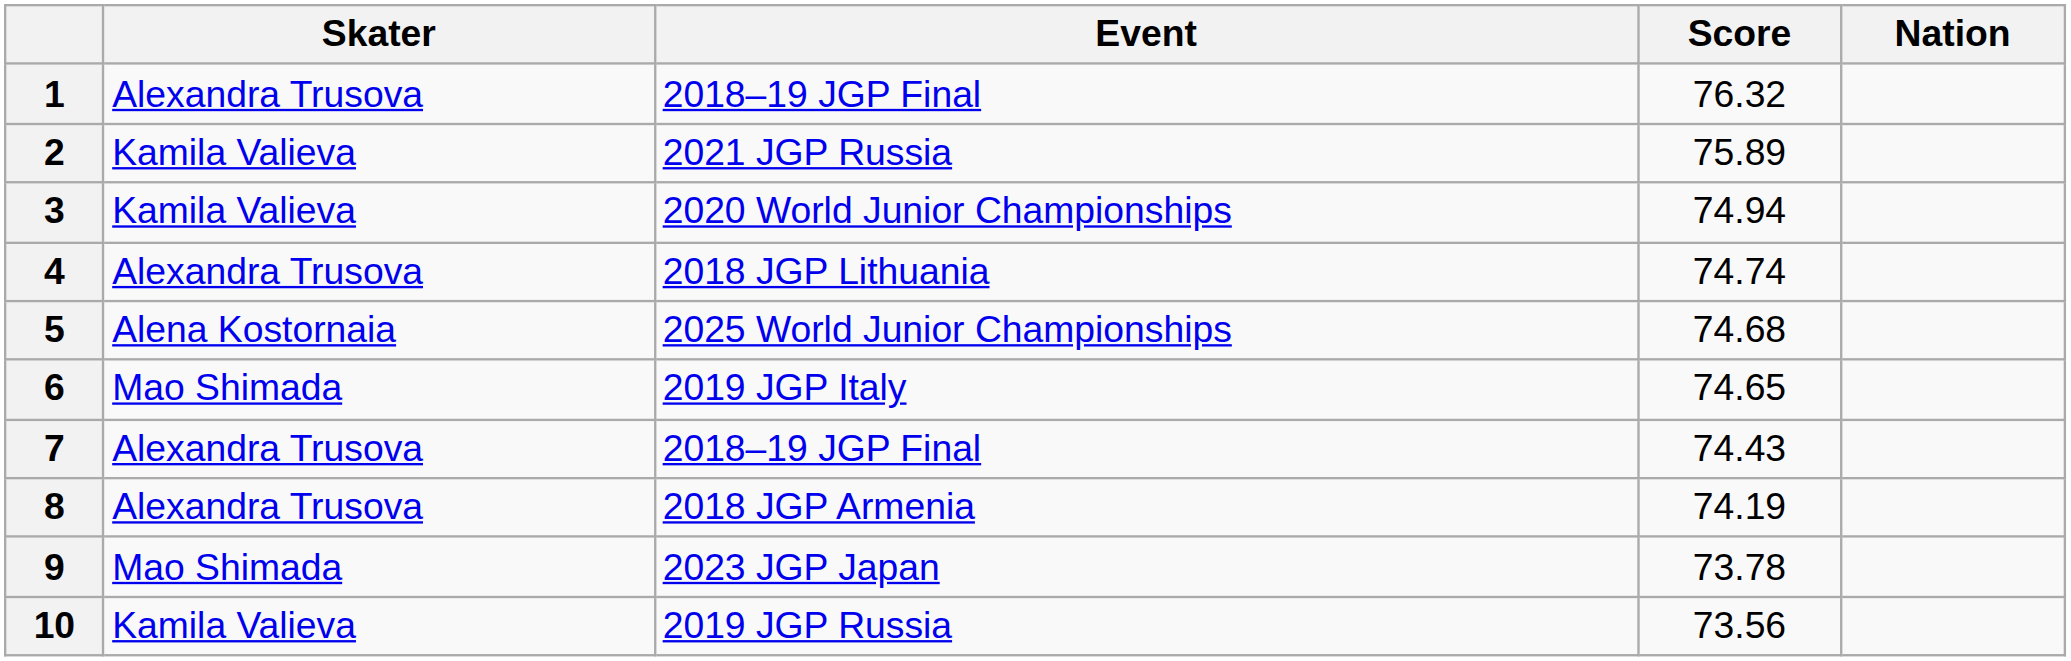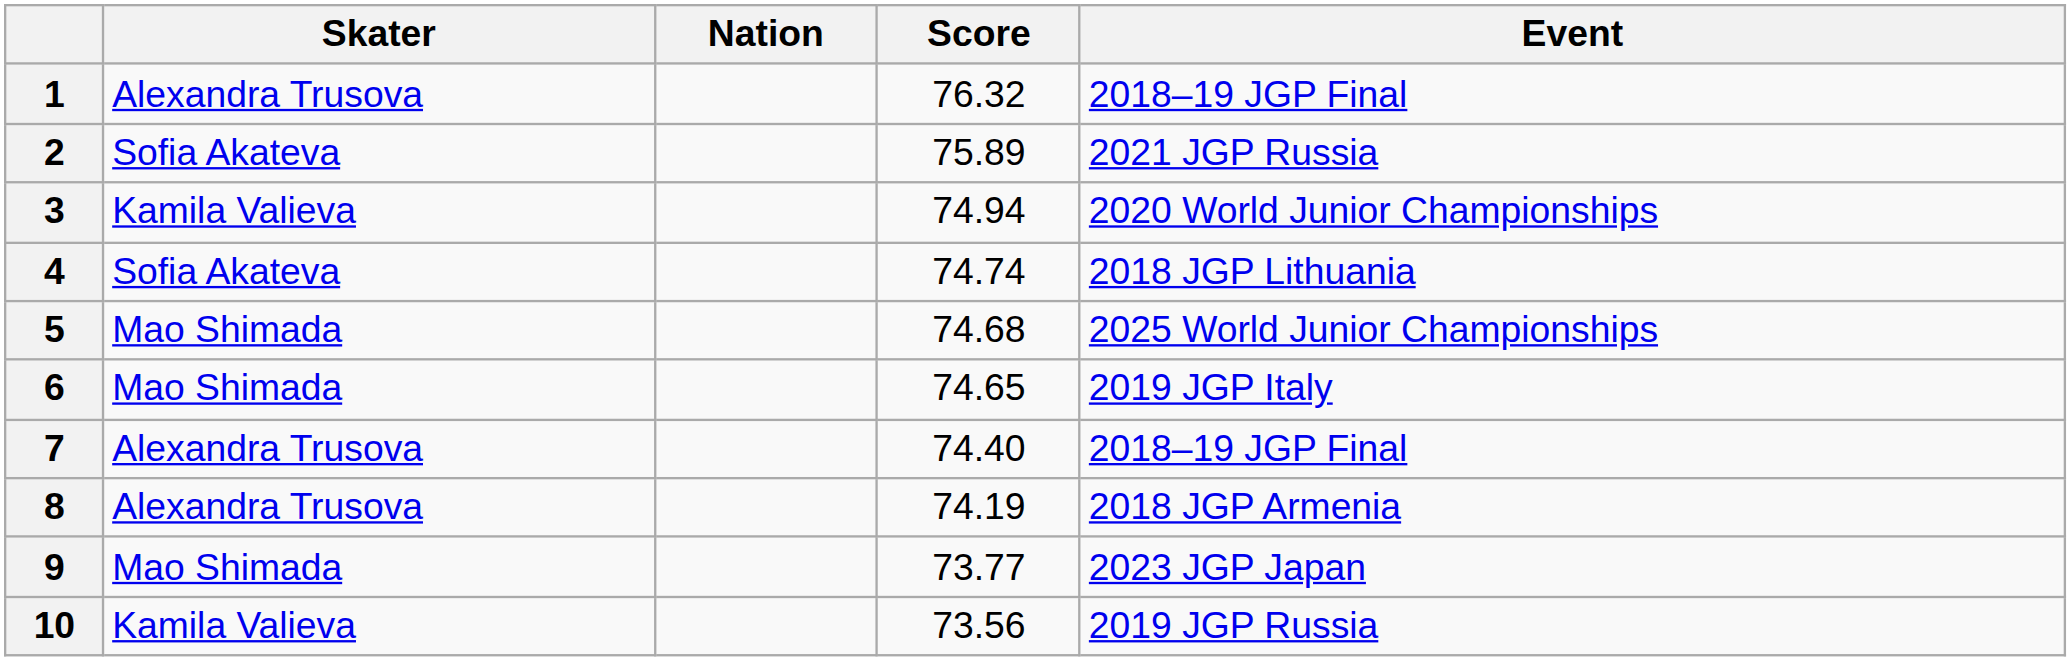columns swapped: (1953, 34) <-> (1146, 34)
(234, 152) Kamila Valieva -> (226, 152) Sofia Akateva
(268, 270) Alexandra Trusova -> (226, 270) Sofia Akateva
(254, 329) Alena Kostornaia -> (227, 329) Mao Shimada
(1739, 447) 74.43 -> (979, 447) 74.40
(1739, 566) 73.78 -> (979, 566) 73.77
